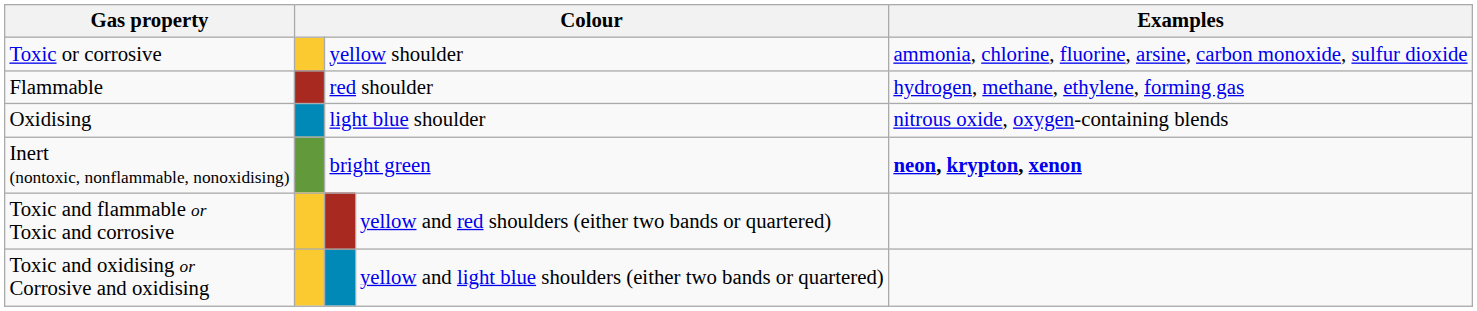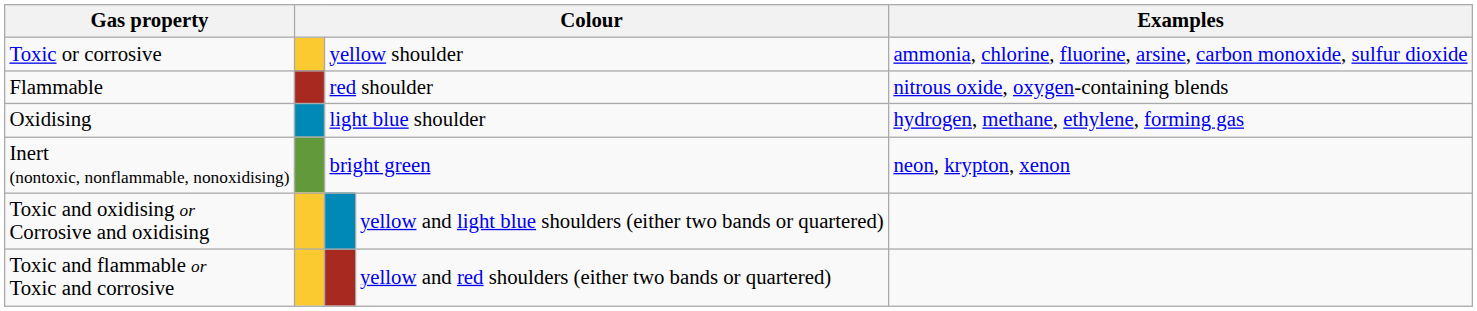(1069, 86) hydrogen, methane, ethylene, forming gas -> (1061, 86) nitrous oxide, oxygen-containing blends
(1061, 119) nitrous oxide, oxygen-containing blends -> (1069, 119) hydrogen, methane, ethylene, forming gas
(988, 164) bold -> (982, 164) normal
rows swapped: (108, 221) <-> (109, 277)
